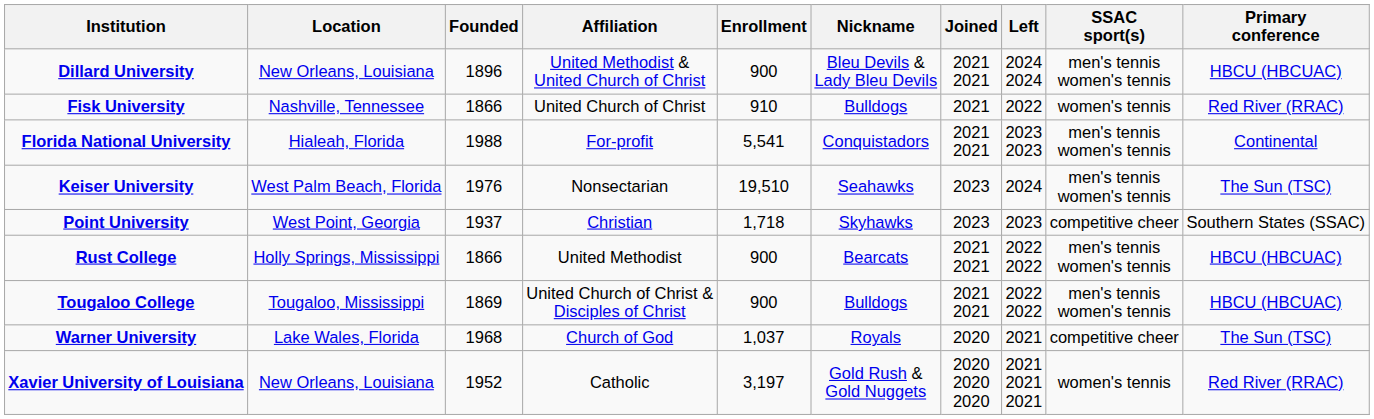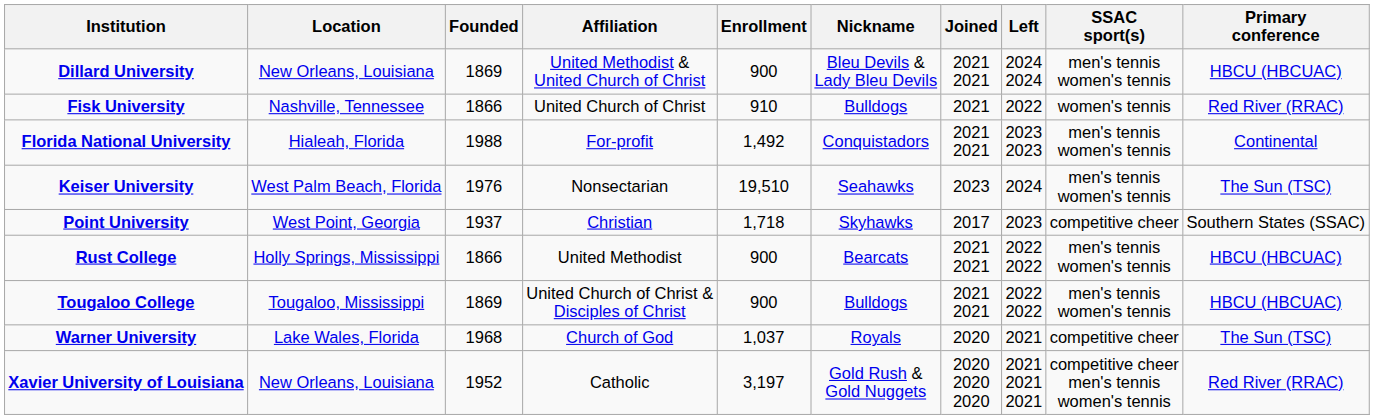(484, 71) 1896 -> (484, 71) 1869
(764, 142) 5,541 -> (764, 142) 1,492
(971, 222) 2023 -> (971, 222) 2017
(1114, 382) women's tennis -> (1114, 382) competitive cheer men's tennis women's tennis
